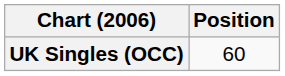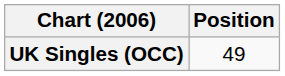(234, 53) 60 -> (234, 53) 49
